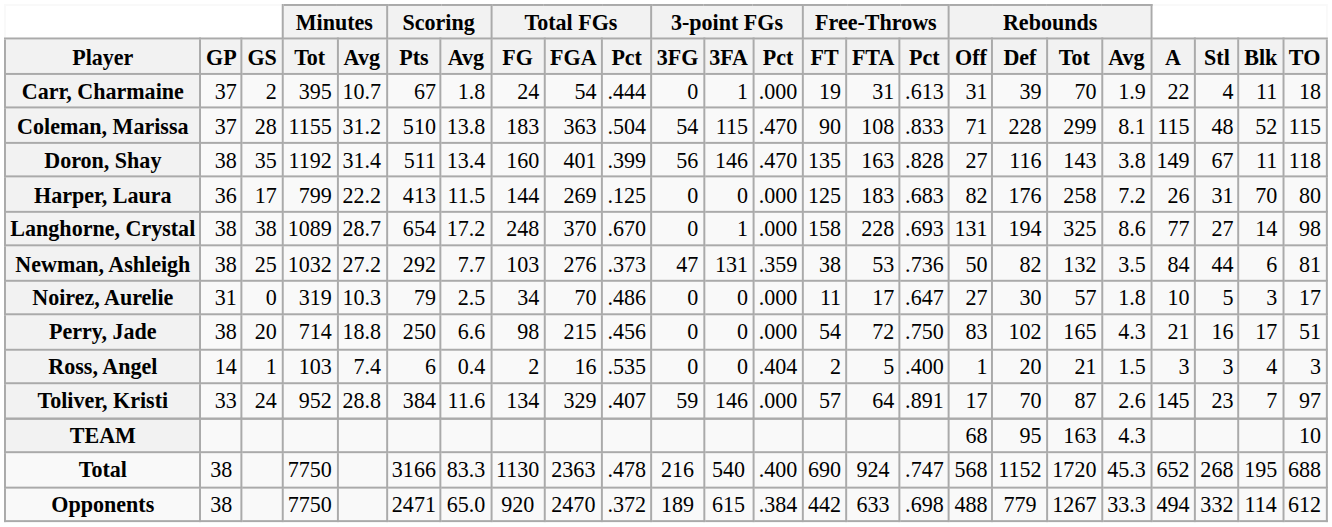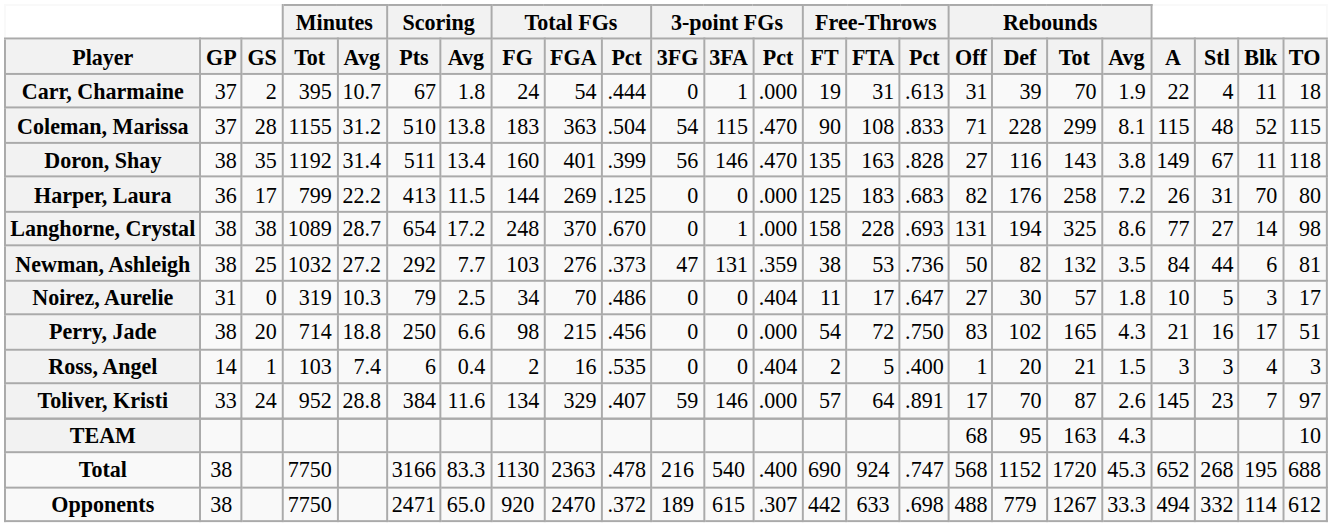(778, 298) .000 -> (778, 298) .404
(778, 504) .384 -> (778, 504) .307
